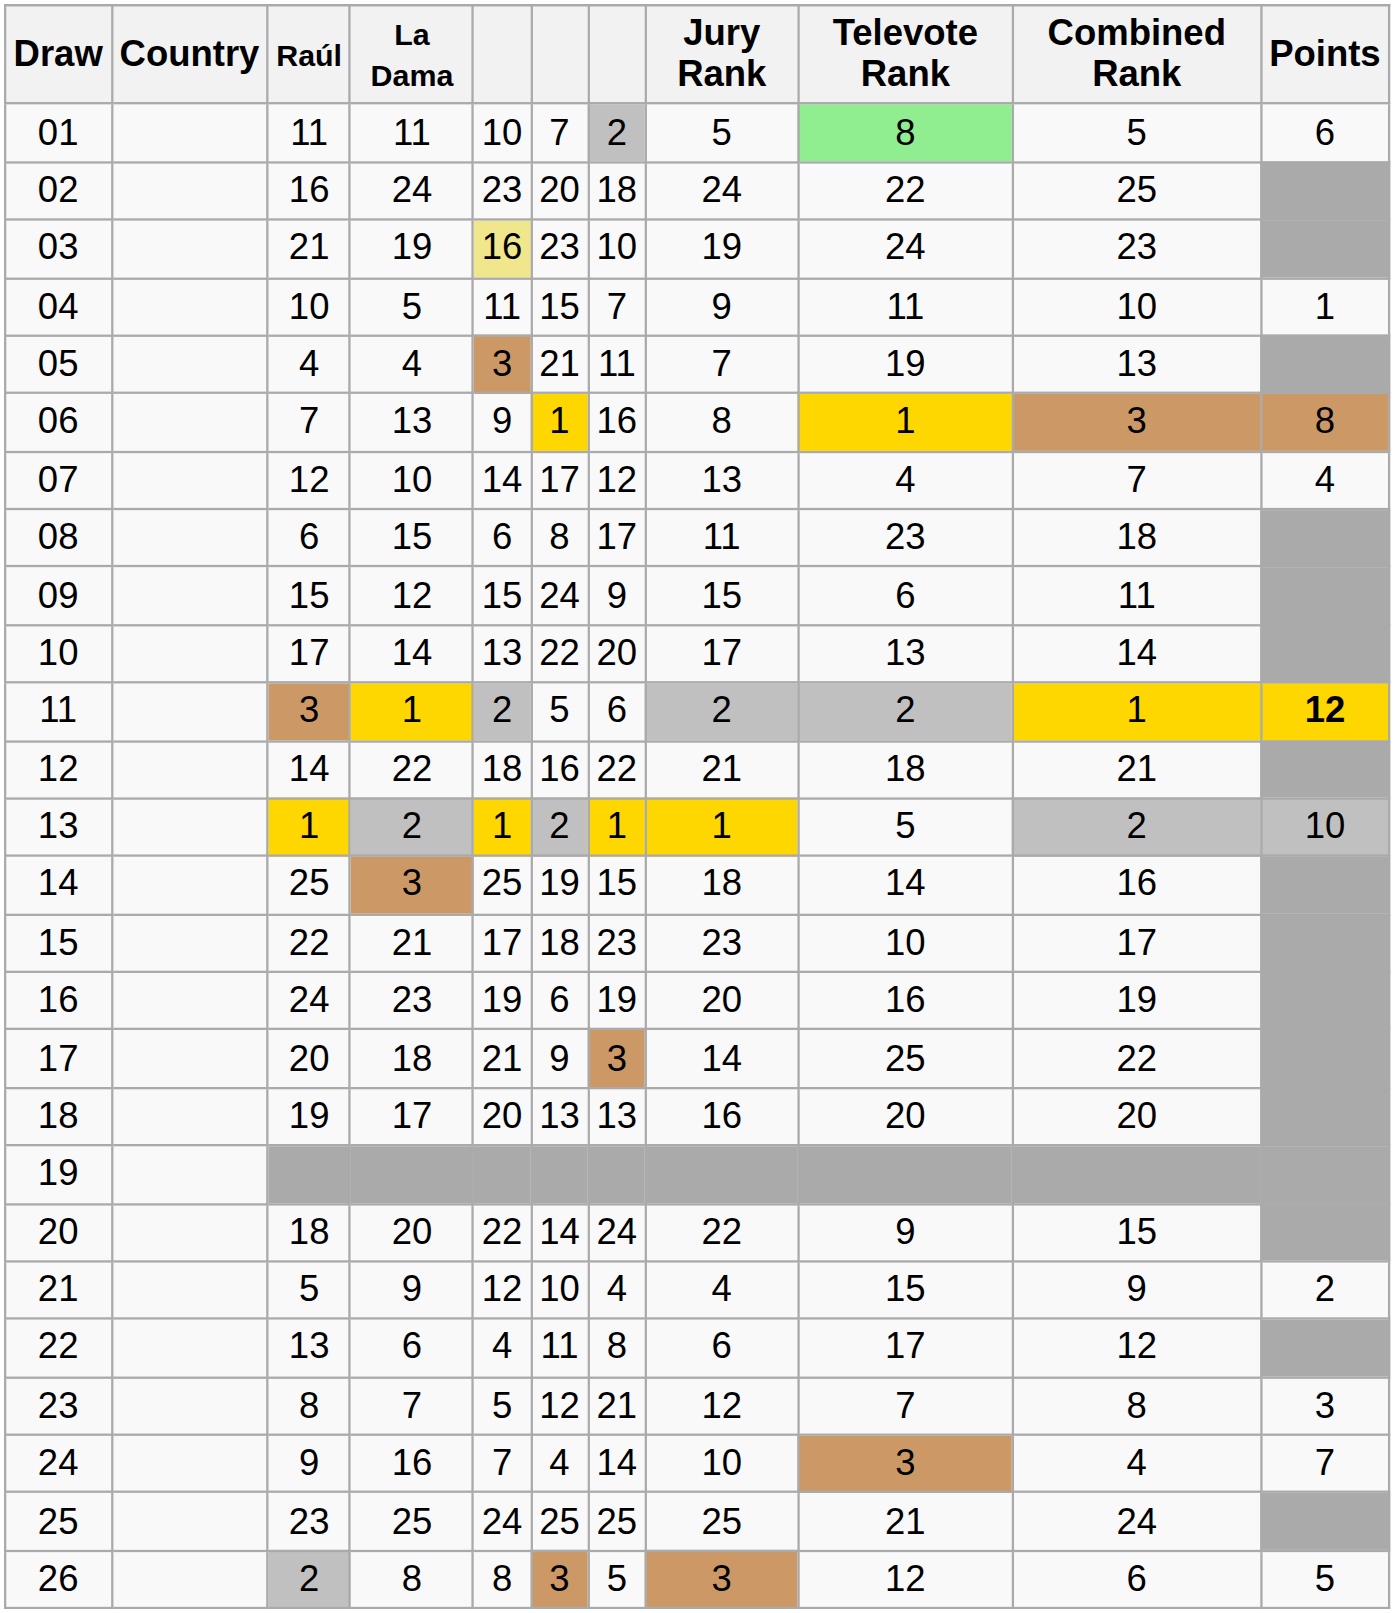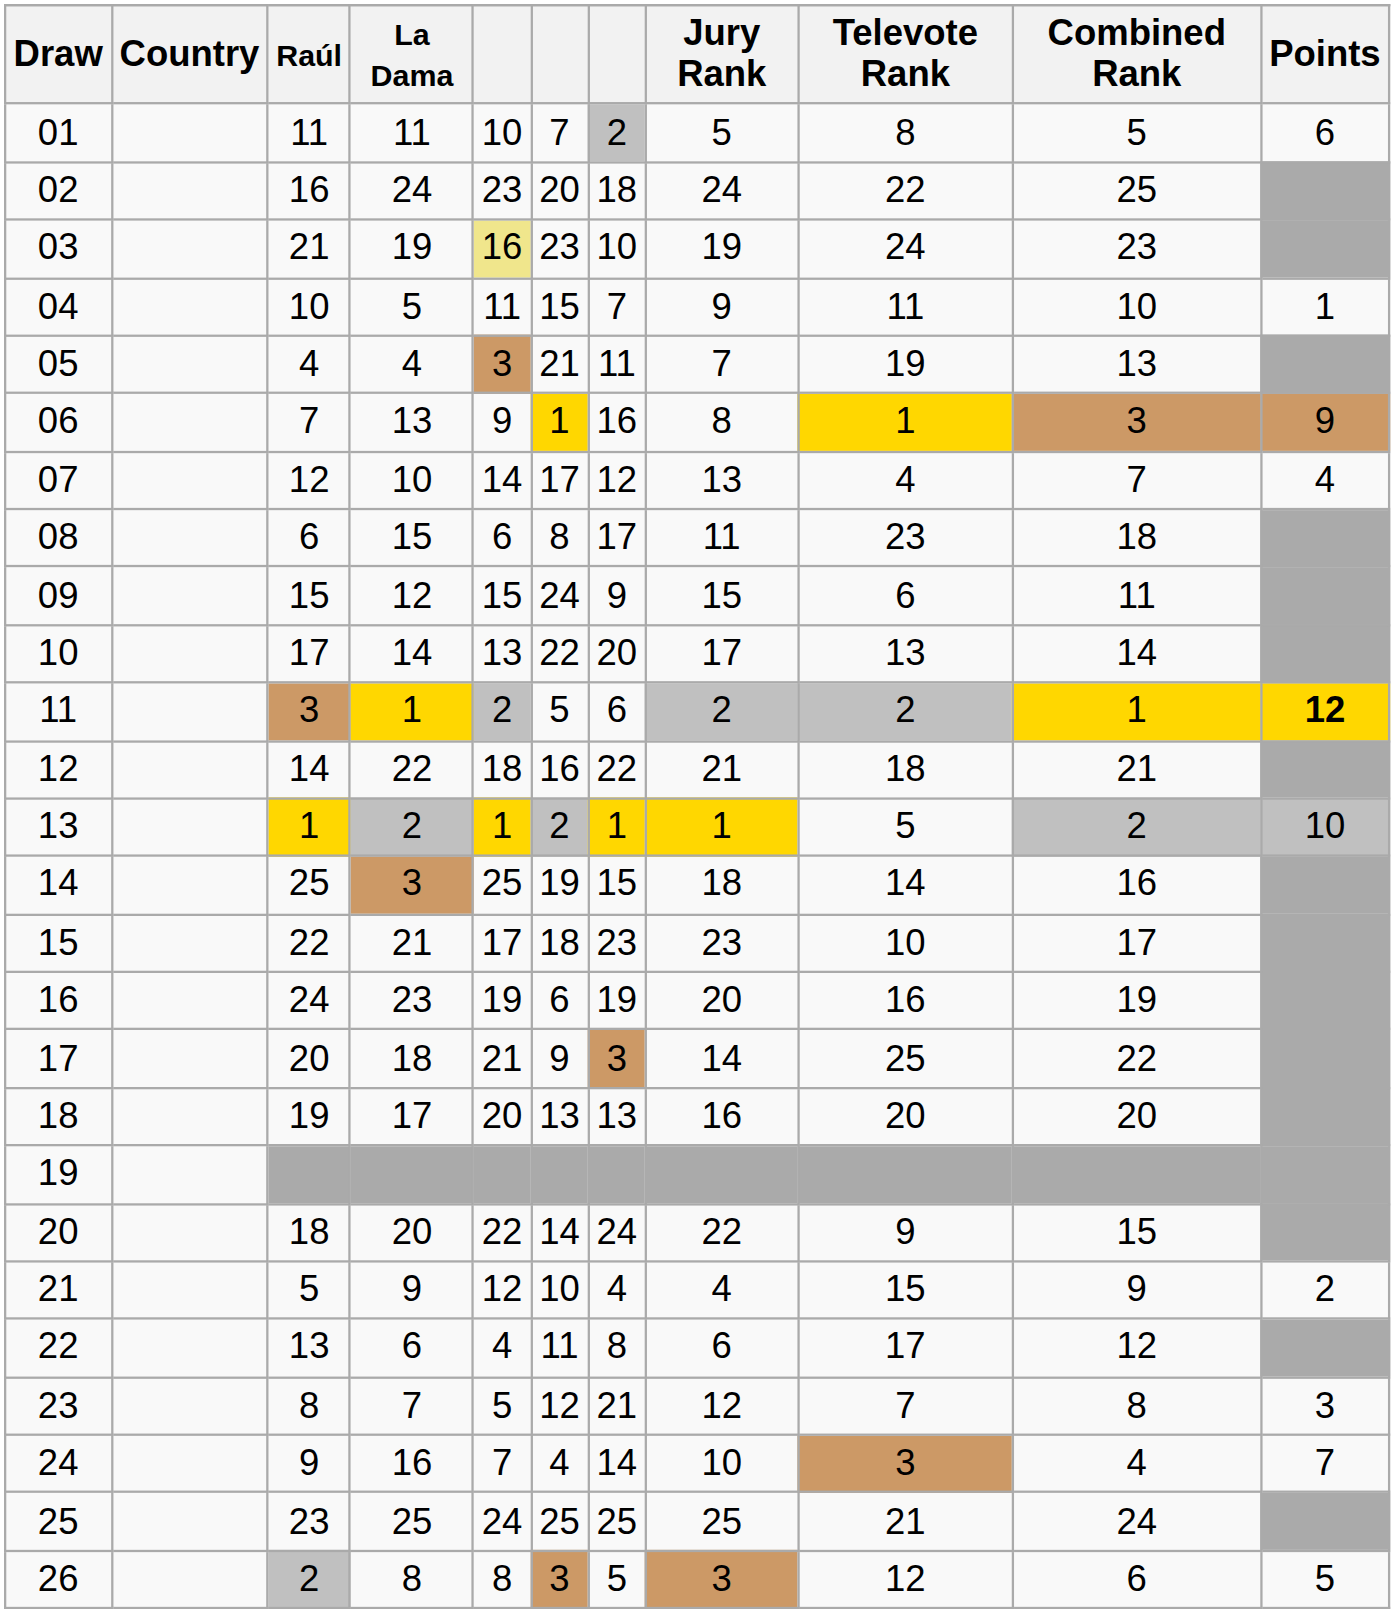(905, 132) lightgreen background -> (905, 132) no background
(1325, 421) 8 -> (1325, 421) 9
